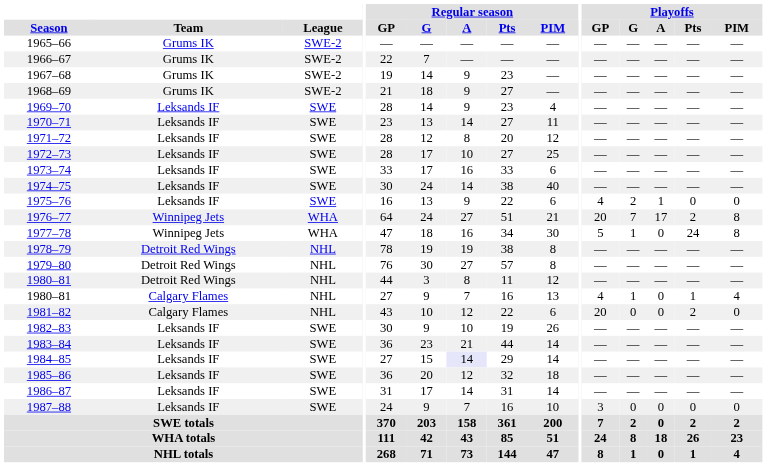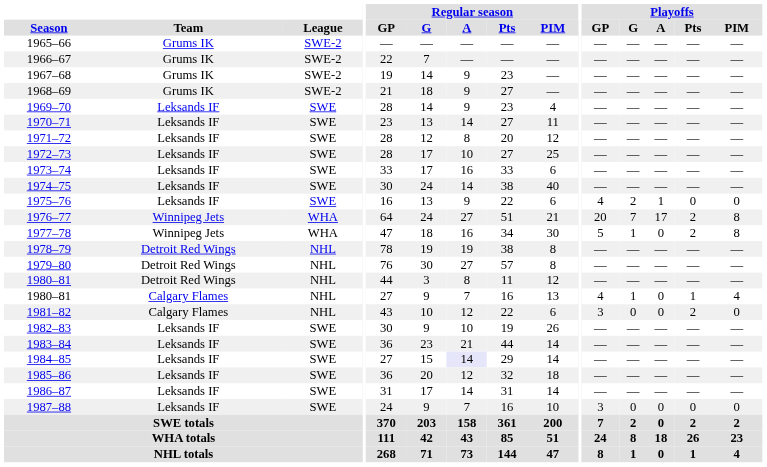(693, 233) 24 -> (693, 233) 2
(600, 312) 20 -> (600, 312) 3
